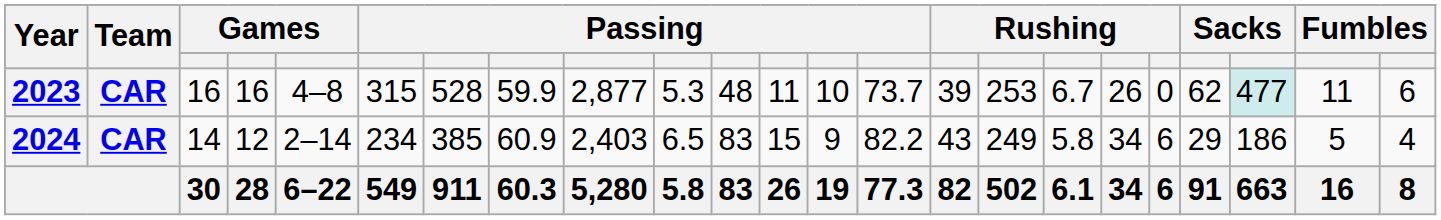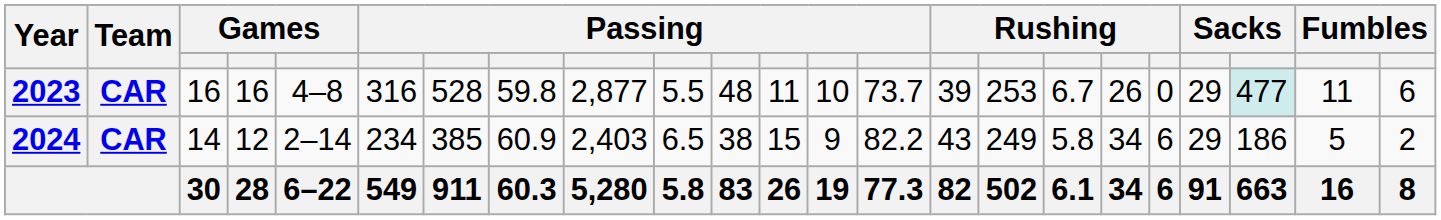(391, 91) 315 -> (391, 91) 316
(527, 91) 59.9 -> (527, 91) 59.8
(683, 91) 5.3 -> (683, 91) 5.5
(1205, 91) 62 -> (1205, 91) 29
(736, 140) 83 -> (736, 140) 38
(1407, 140) 4 -> (1407, 140) 2
